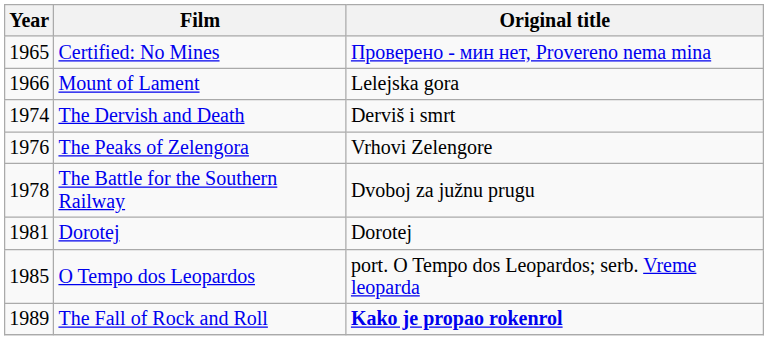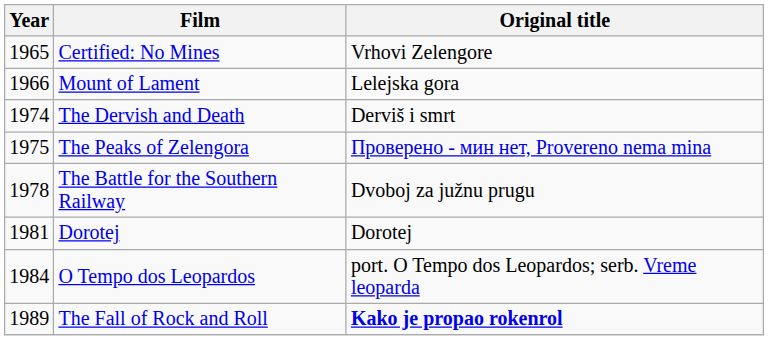(531, 52) Проверено - мин нет, Provereno nema mina -> (422, 52) Vrhovi Zelengore
(29, 147) 1976 -> (29, 147) 1975
(422, 147) Vrhovi Zelengore -> (531, 147) Проверено - мин нет, Provereno nema mina
(29, 276) 1985 -> (29, 276) 1984
